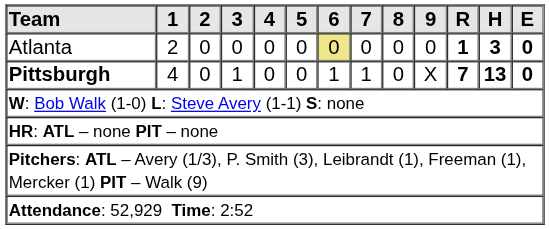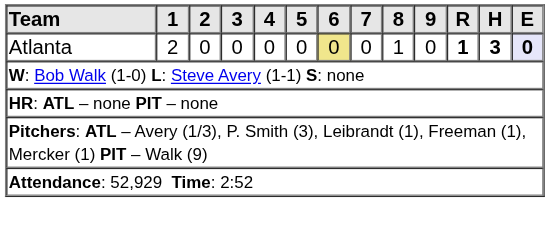(398, 47) 0 -> (398, 47) 1
(527, 47) no background -> (527, 47) lavender background
- row: (60, 74)
